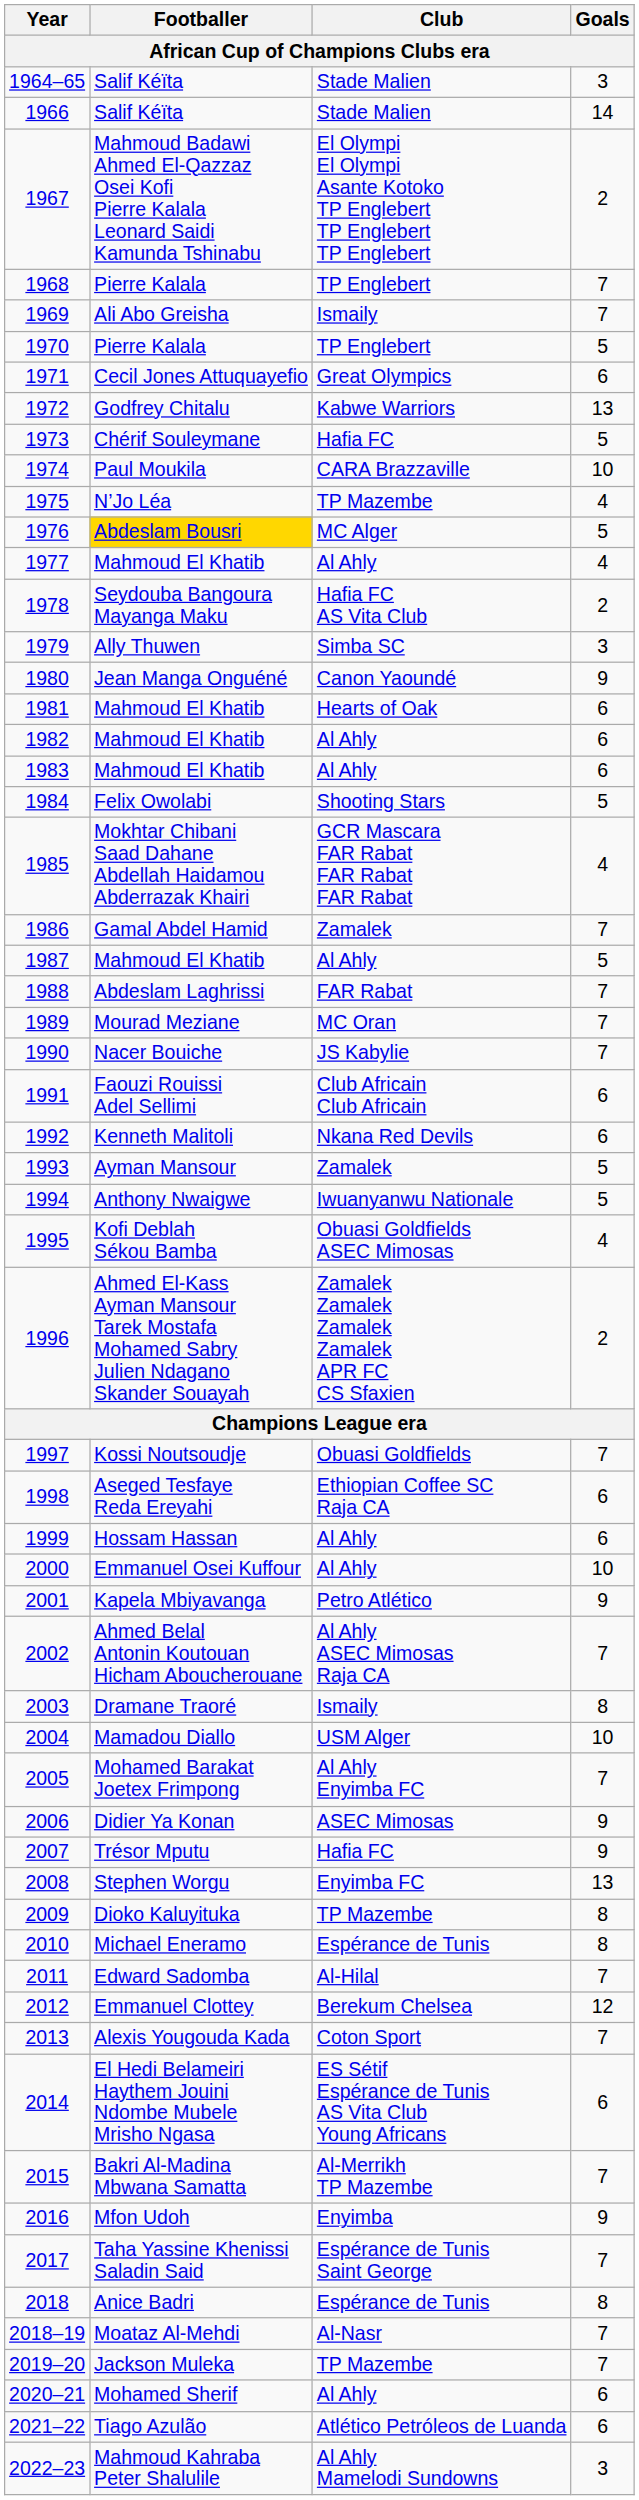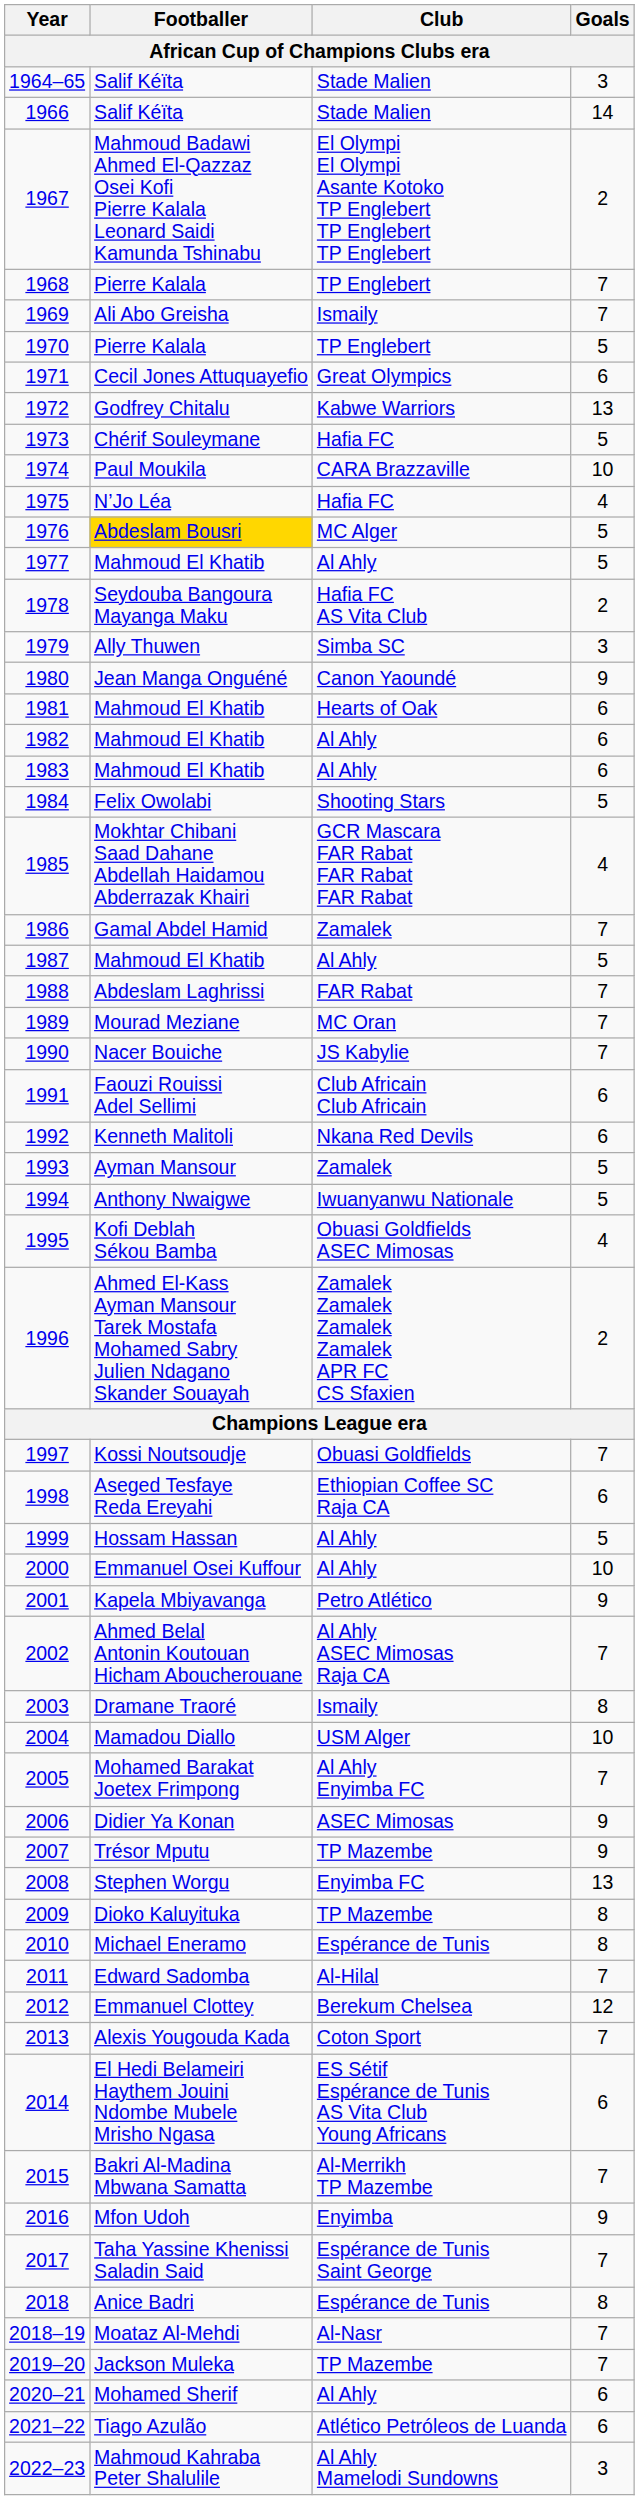(375, 501) TP Mazembe -> (355, 501) Hafia FC
(603, 563) 4 -> (603, 563) 5
(603, 1538) 6 -> (603, 1538) 5
(355, 1852) Hafia FC -> (375, 1852) TP Mazembe
